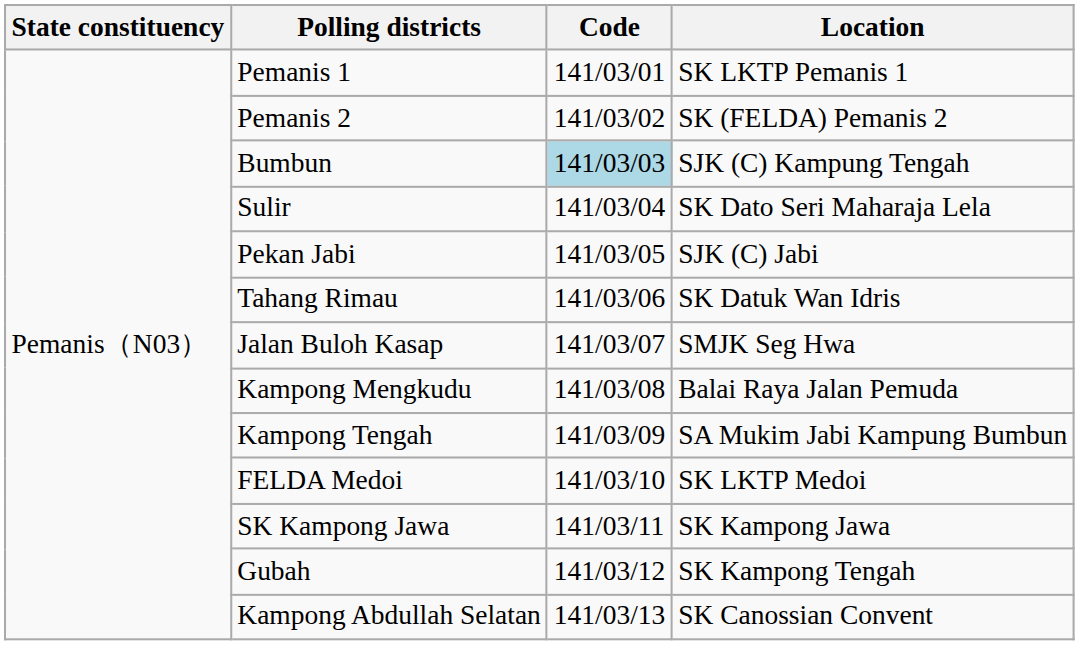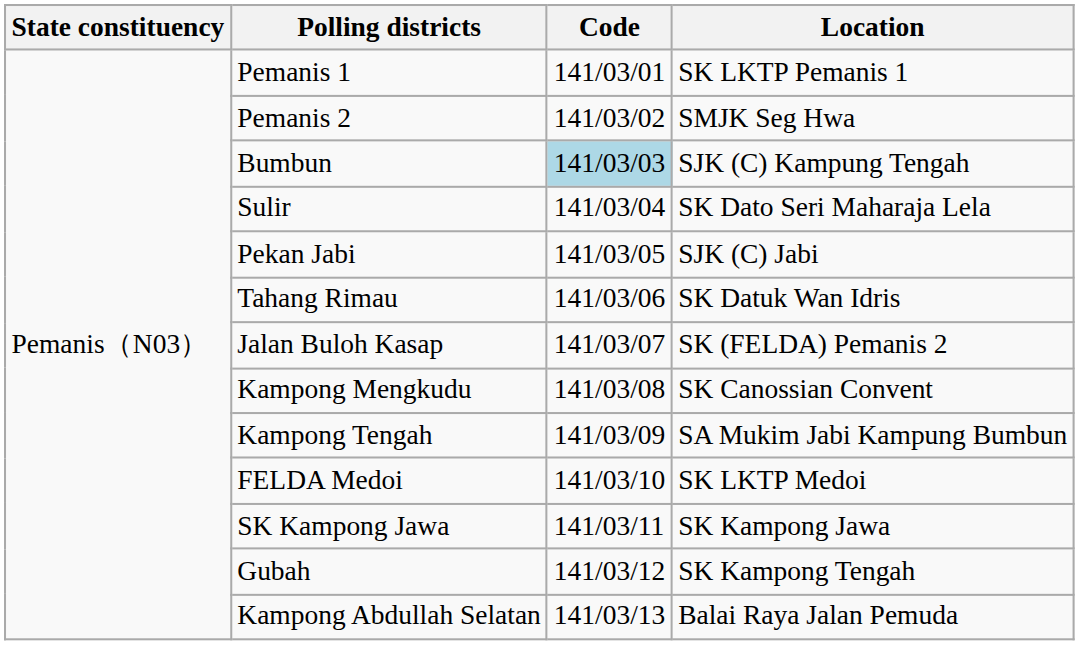(813, 117) SK (FELDA) Pemanis 2 -> (767, 117) SMJK Seg Hwa
(767, 344) SMJK Seg Hwa -> (813, 344) SK (FELDA) Pemanis 2
(818, 389) Balai Raya Jalan Pemuda -> (806, 389) SK Canossian Convent
(806, 615) SK Canossian Convent -> (818, 615) Balai Raya Jalan Pemuda
